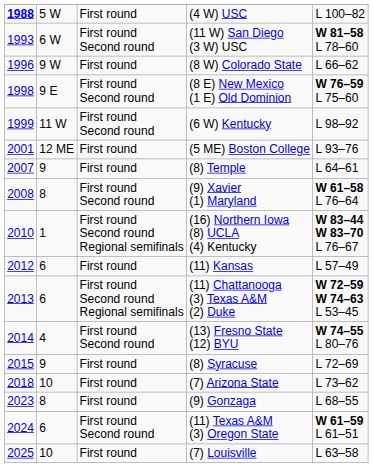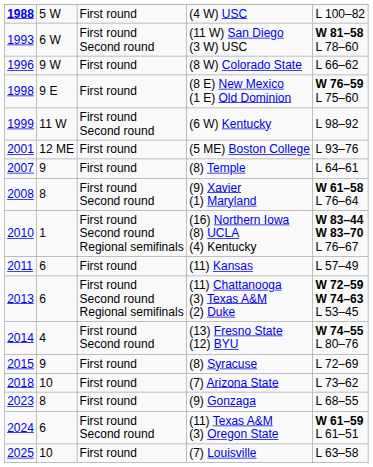(117, 91) First round Second round -> (108, 91) First round
(20, 266) 2012 -> (20, 266) 2011
